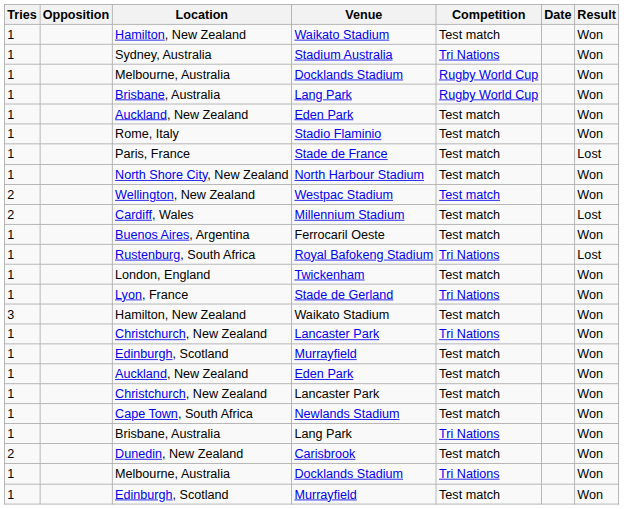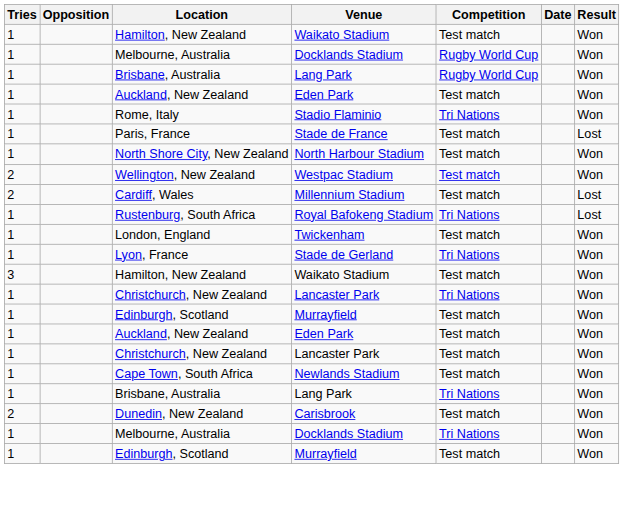- row: (11, 55)
(470, 134) Test match -> (469, 114) Tri Nations
- row: (11, 234)
